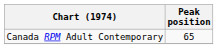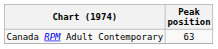(189, 37) 65 -> (189, 37) 63
